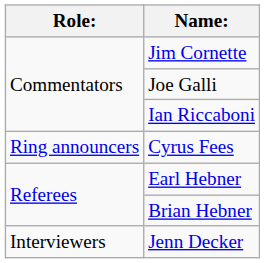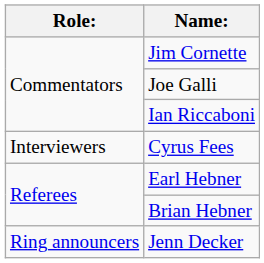(75, 147) Ring announcers -> (58, 147) Interviewers
(58, 241) Interviewers -> (75, 241) Ring announcers
